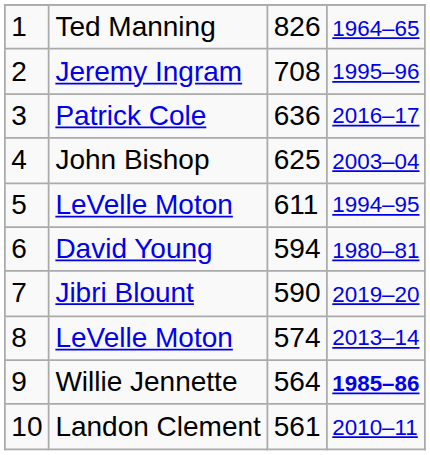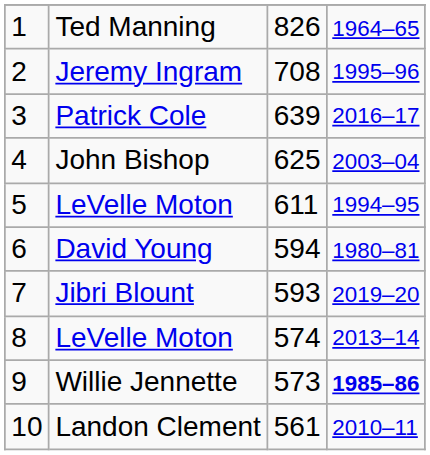(297, 115) 636 -> (297, 115) 639
(297, 293) 590 -> (297, 293) 593
(297, 381) 564 -> (297, 381) 573
